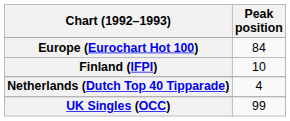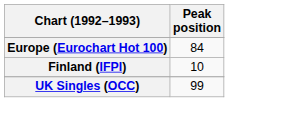- row: (118, 86)
